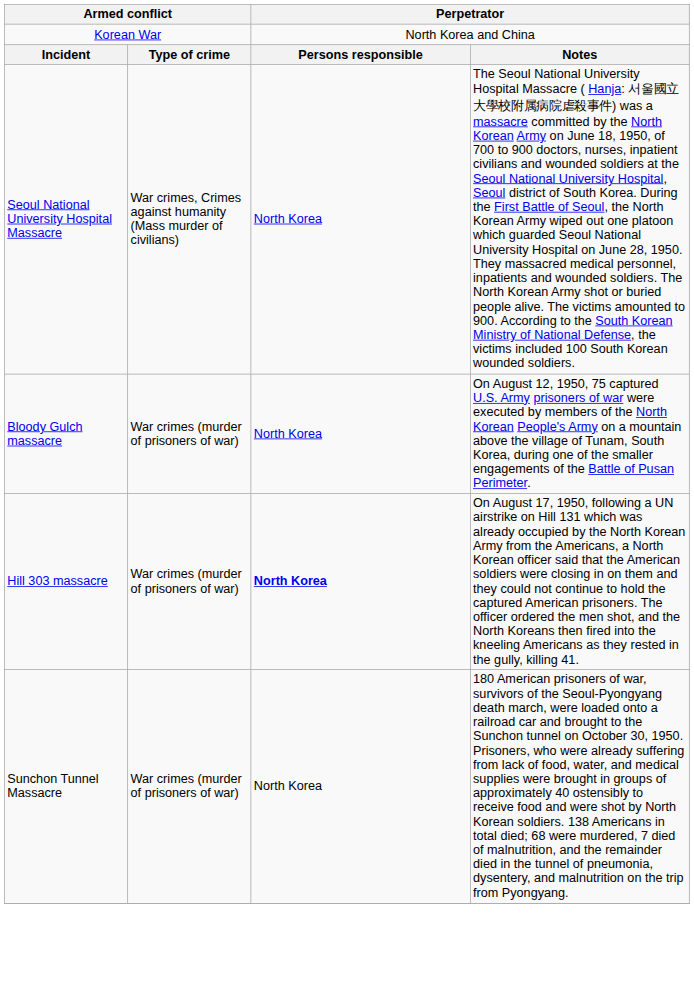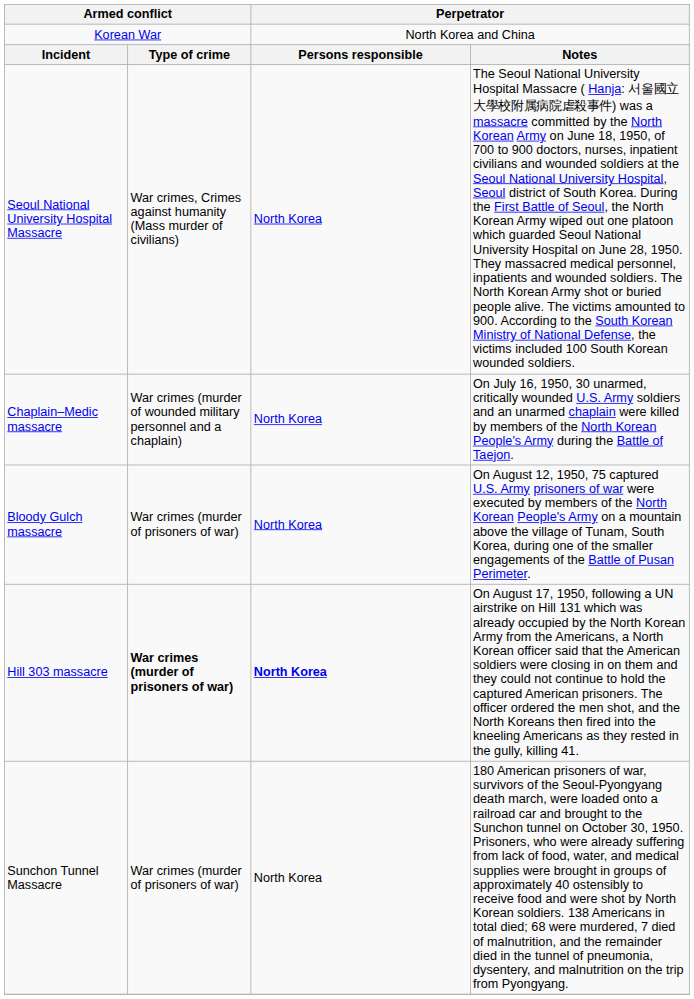+ row: (53, 419)
(186, 581) normal -> (182, 672) bold
